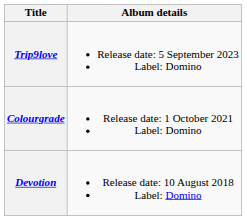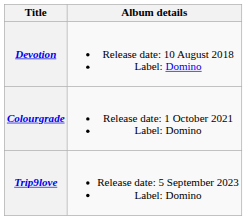rows swapped: (36, 183) <-> (36, 54)
